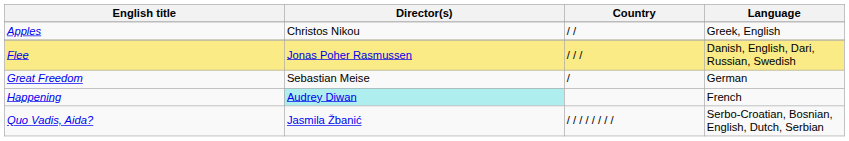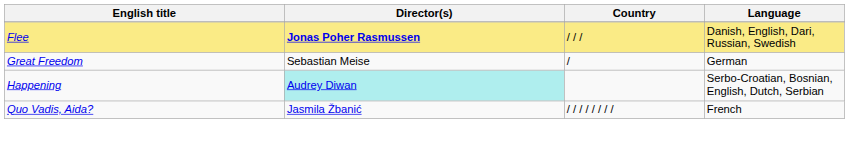- row: (24, 31)
(349, 55) normal -> (353, 37) bold
(724, 97) French -> (770, 85) Serbo-Croatian, Bosnian, English, Dutch, Serbian
(770, 121) Serbo-Croatian, Bosnian, English, Dutch, Serbian -> (724, 109) French
